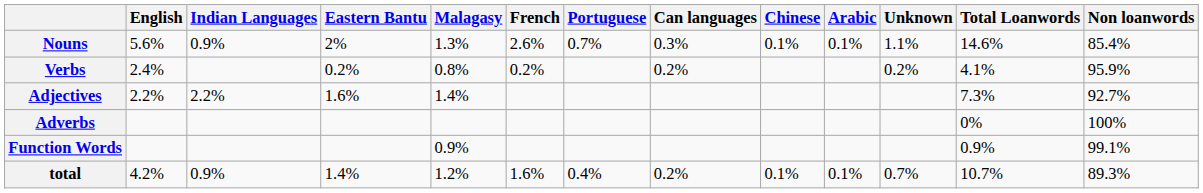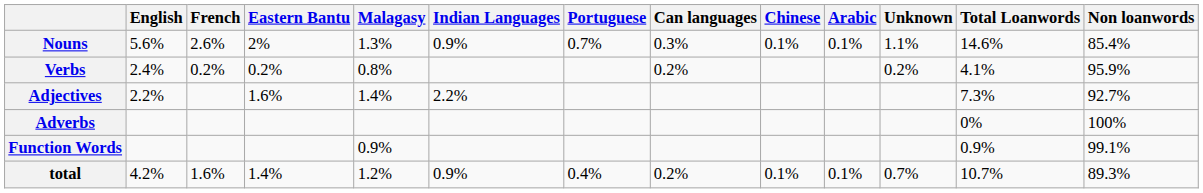columns swapped: (535, 17) <-> (254, 17)
